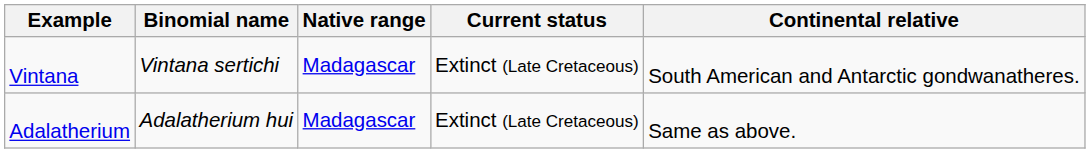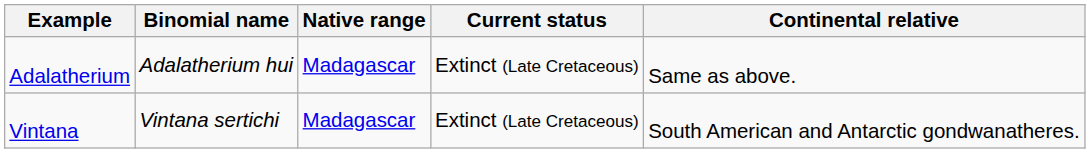rows swapped: (44, 76) <-> (70, 131)
